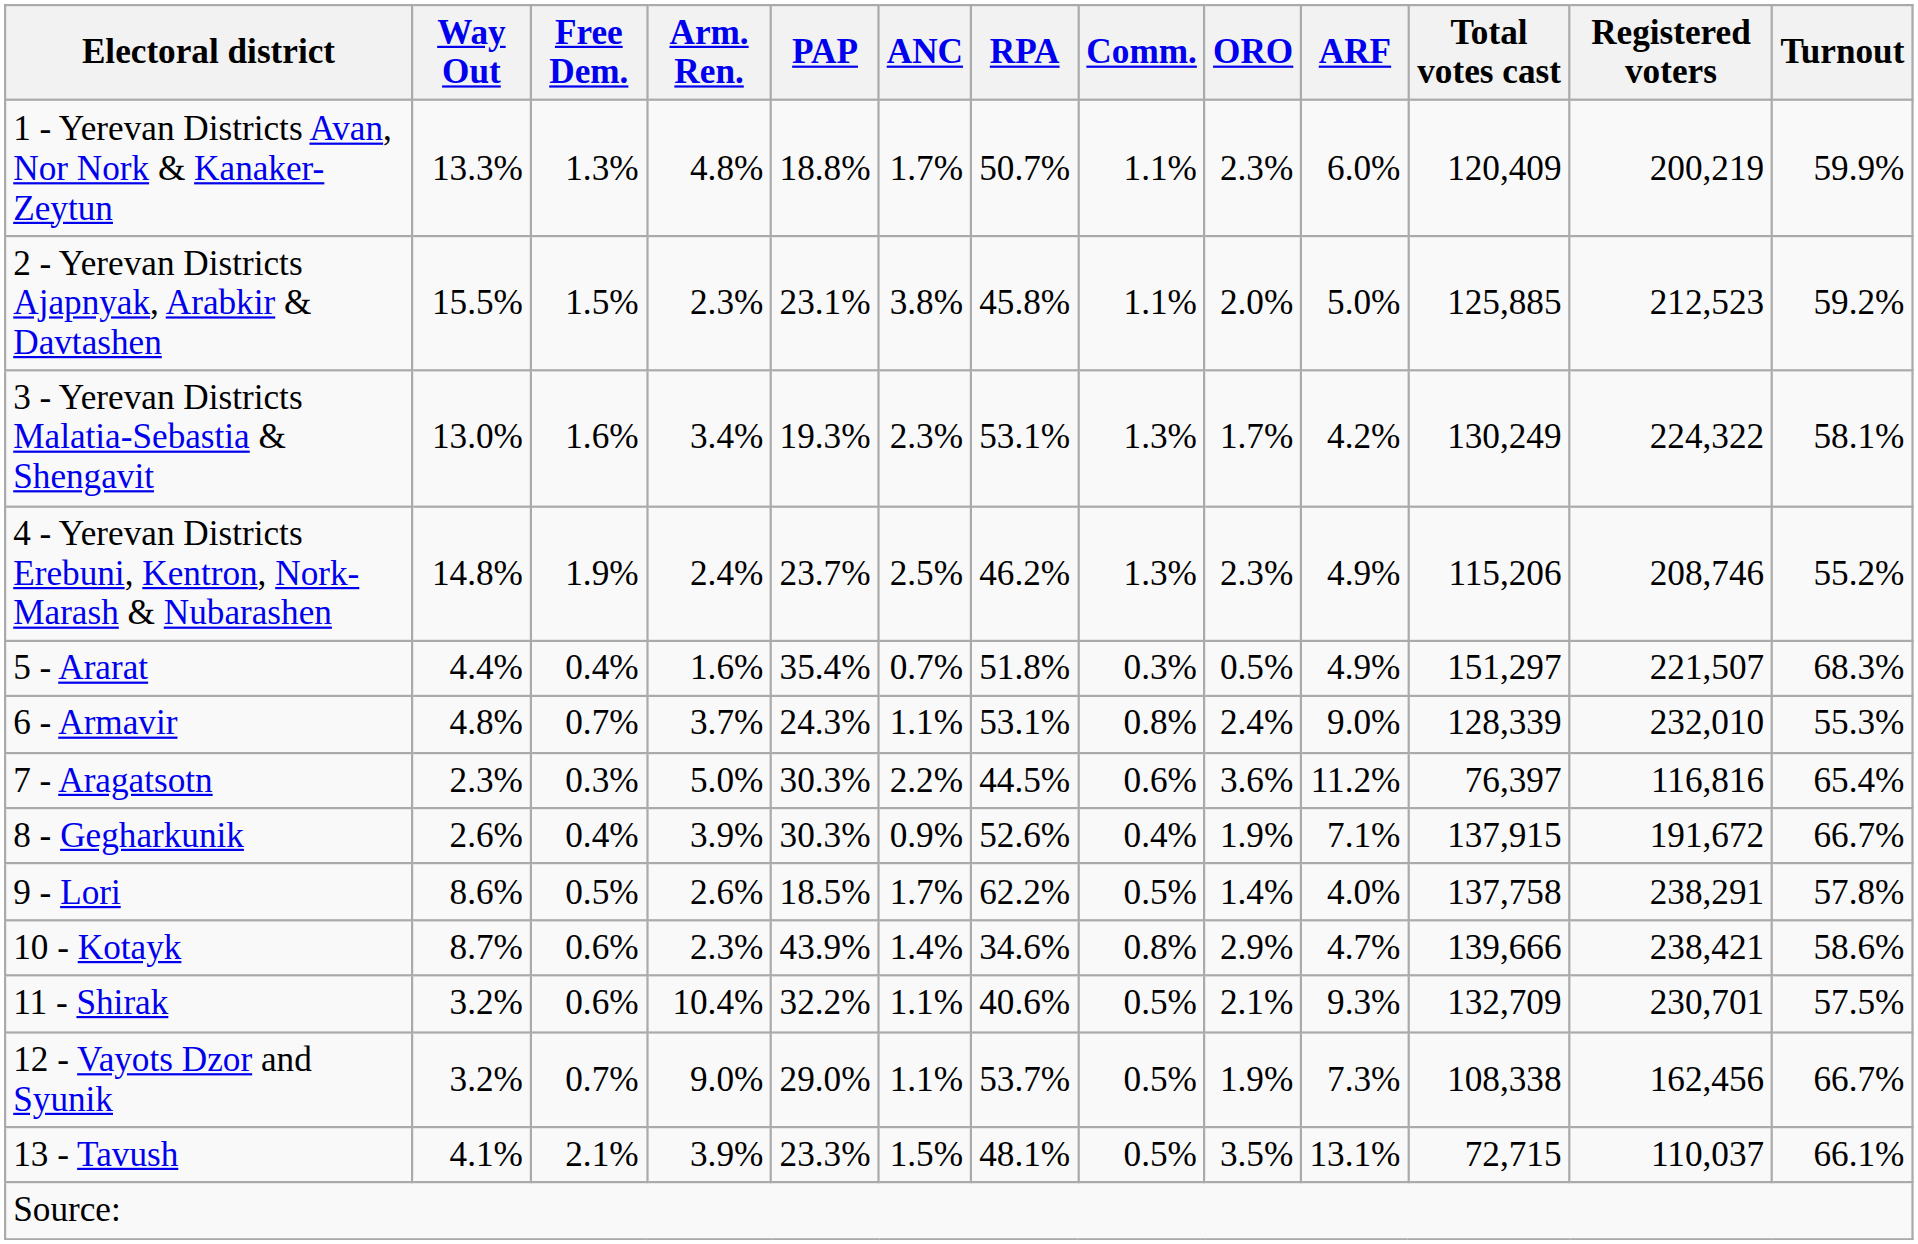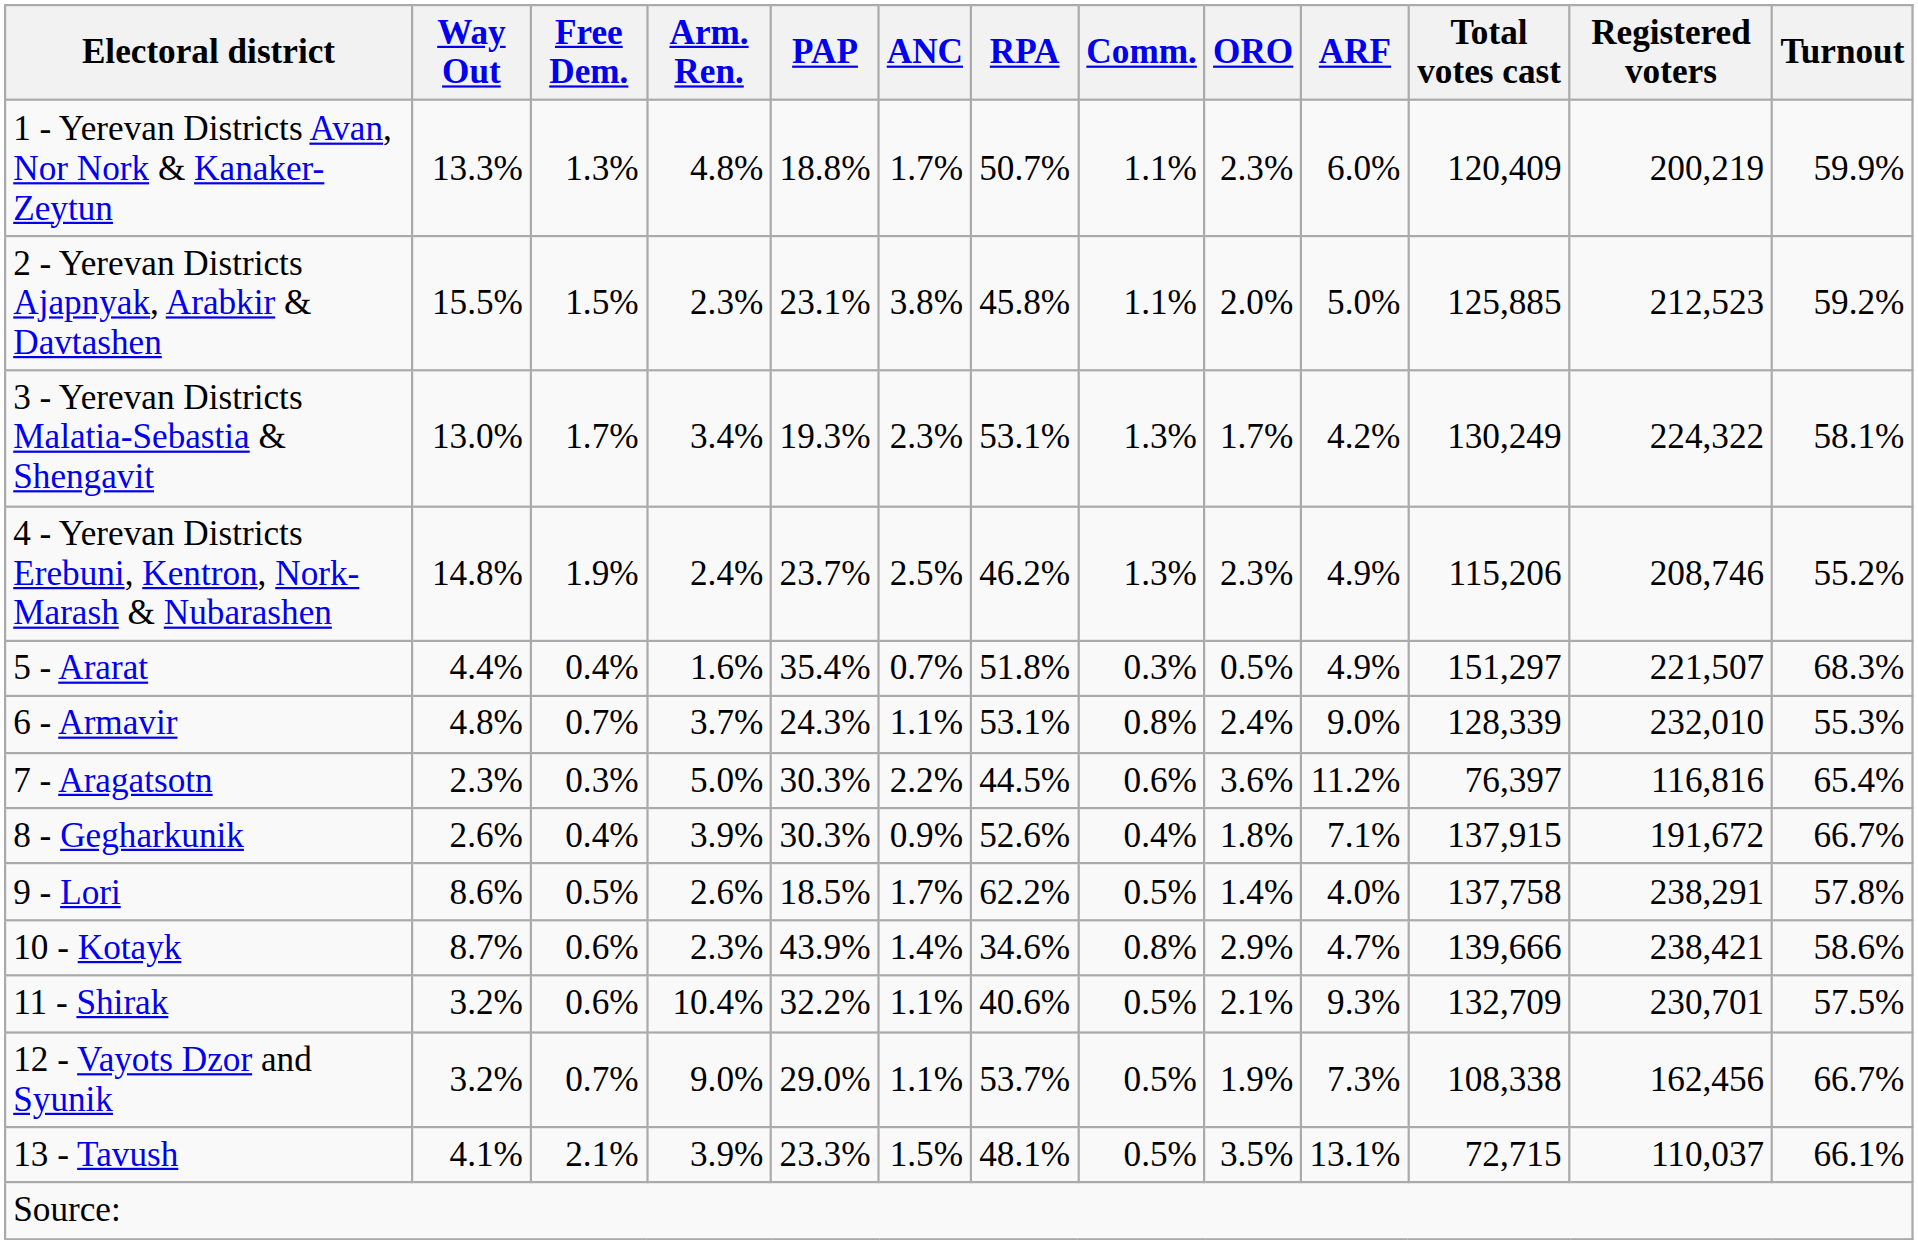(602, 437) 1.6% -> (602, 437) 1.7%
(1257, 835) 1.9% -> (1257, 835) 1.8%
